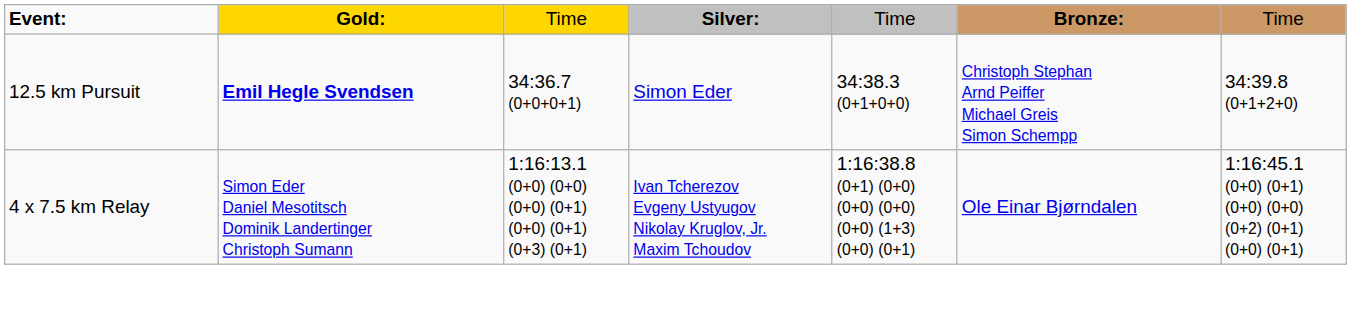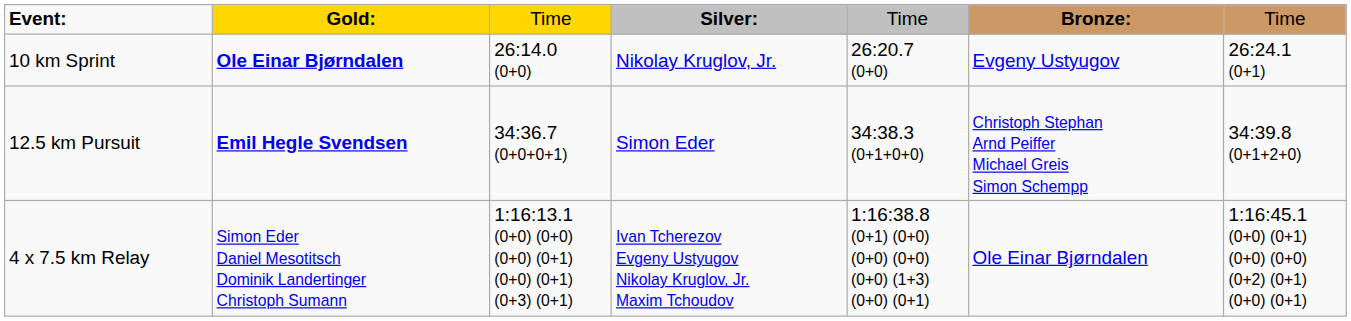+ row: (62, 60)
